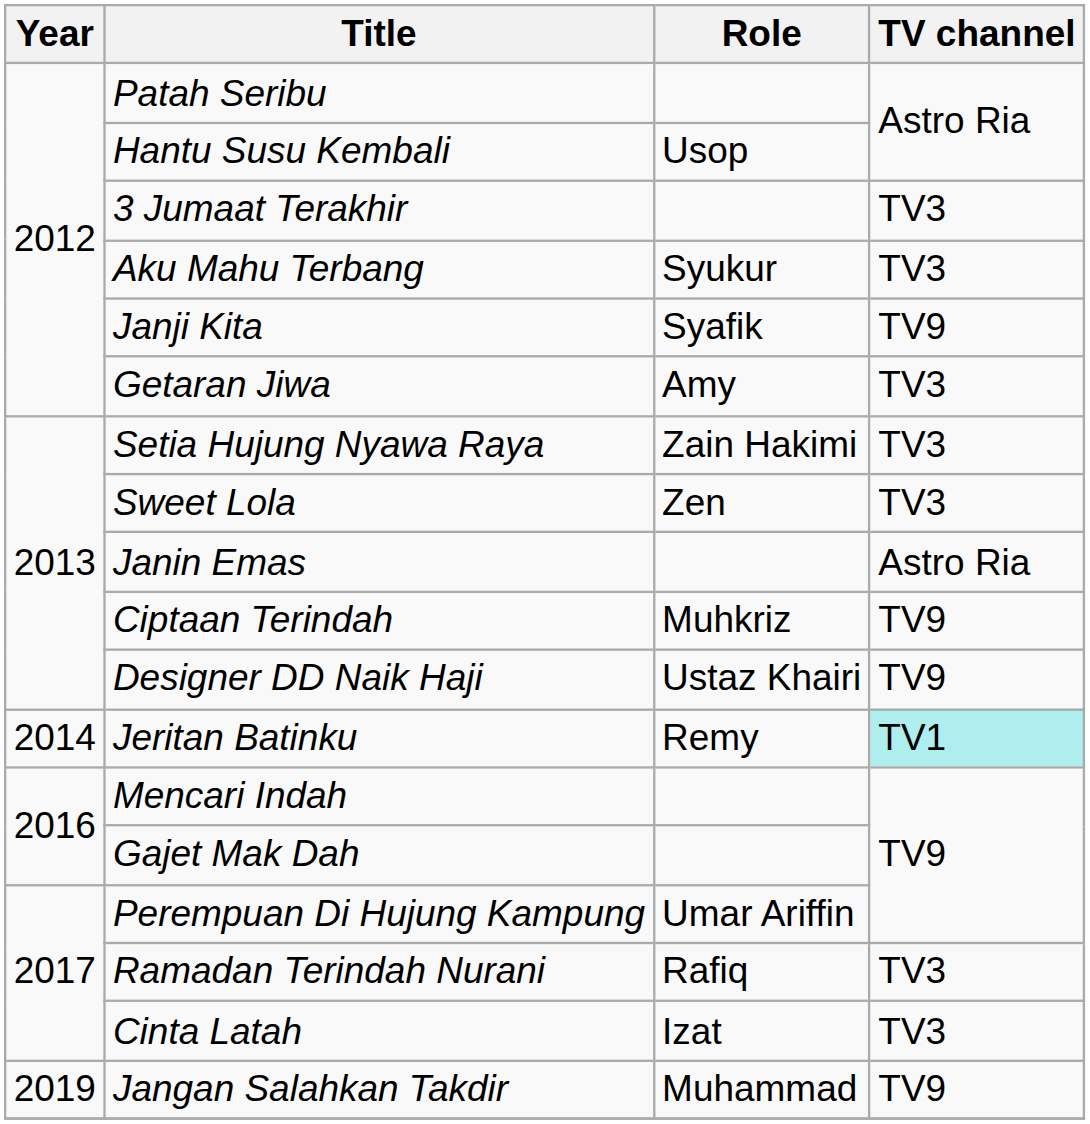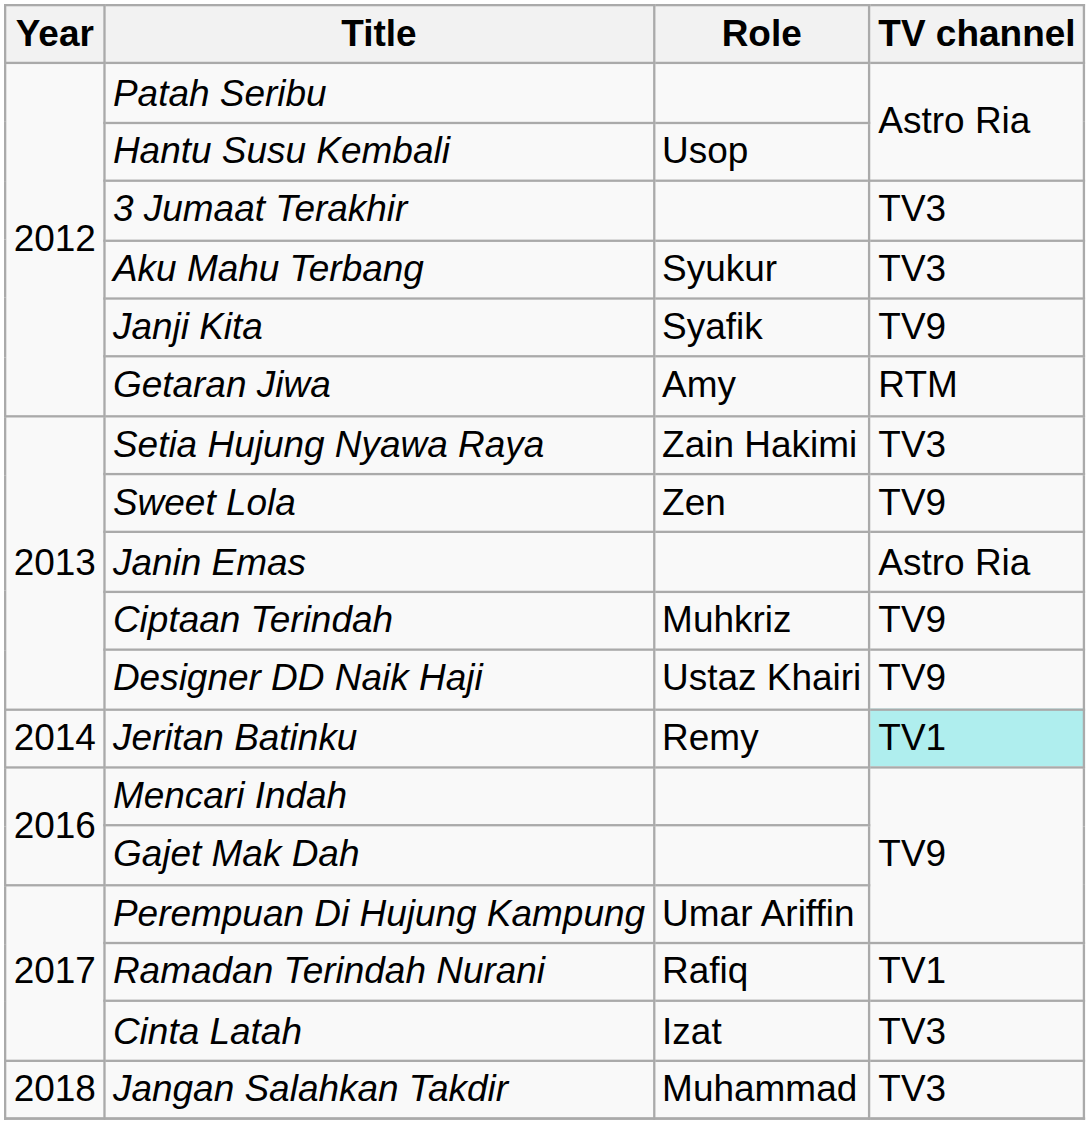(912, 385) TV3 -> (918, 385) RTM
(912, 502) TV3 -> (912, 502) TV9
(912, 971) TV3 -> (912, 971) TV1
(55, 1088) 2019 -> (55, 1088) 2018
(912, 1088) TV9 -> (912, 1088) TV3
